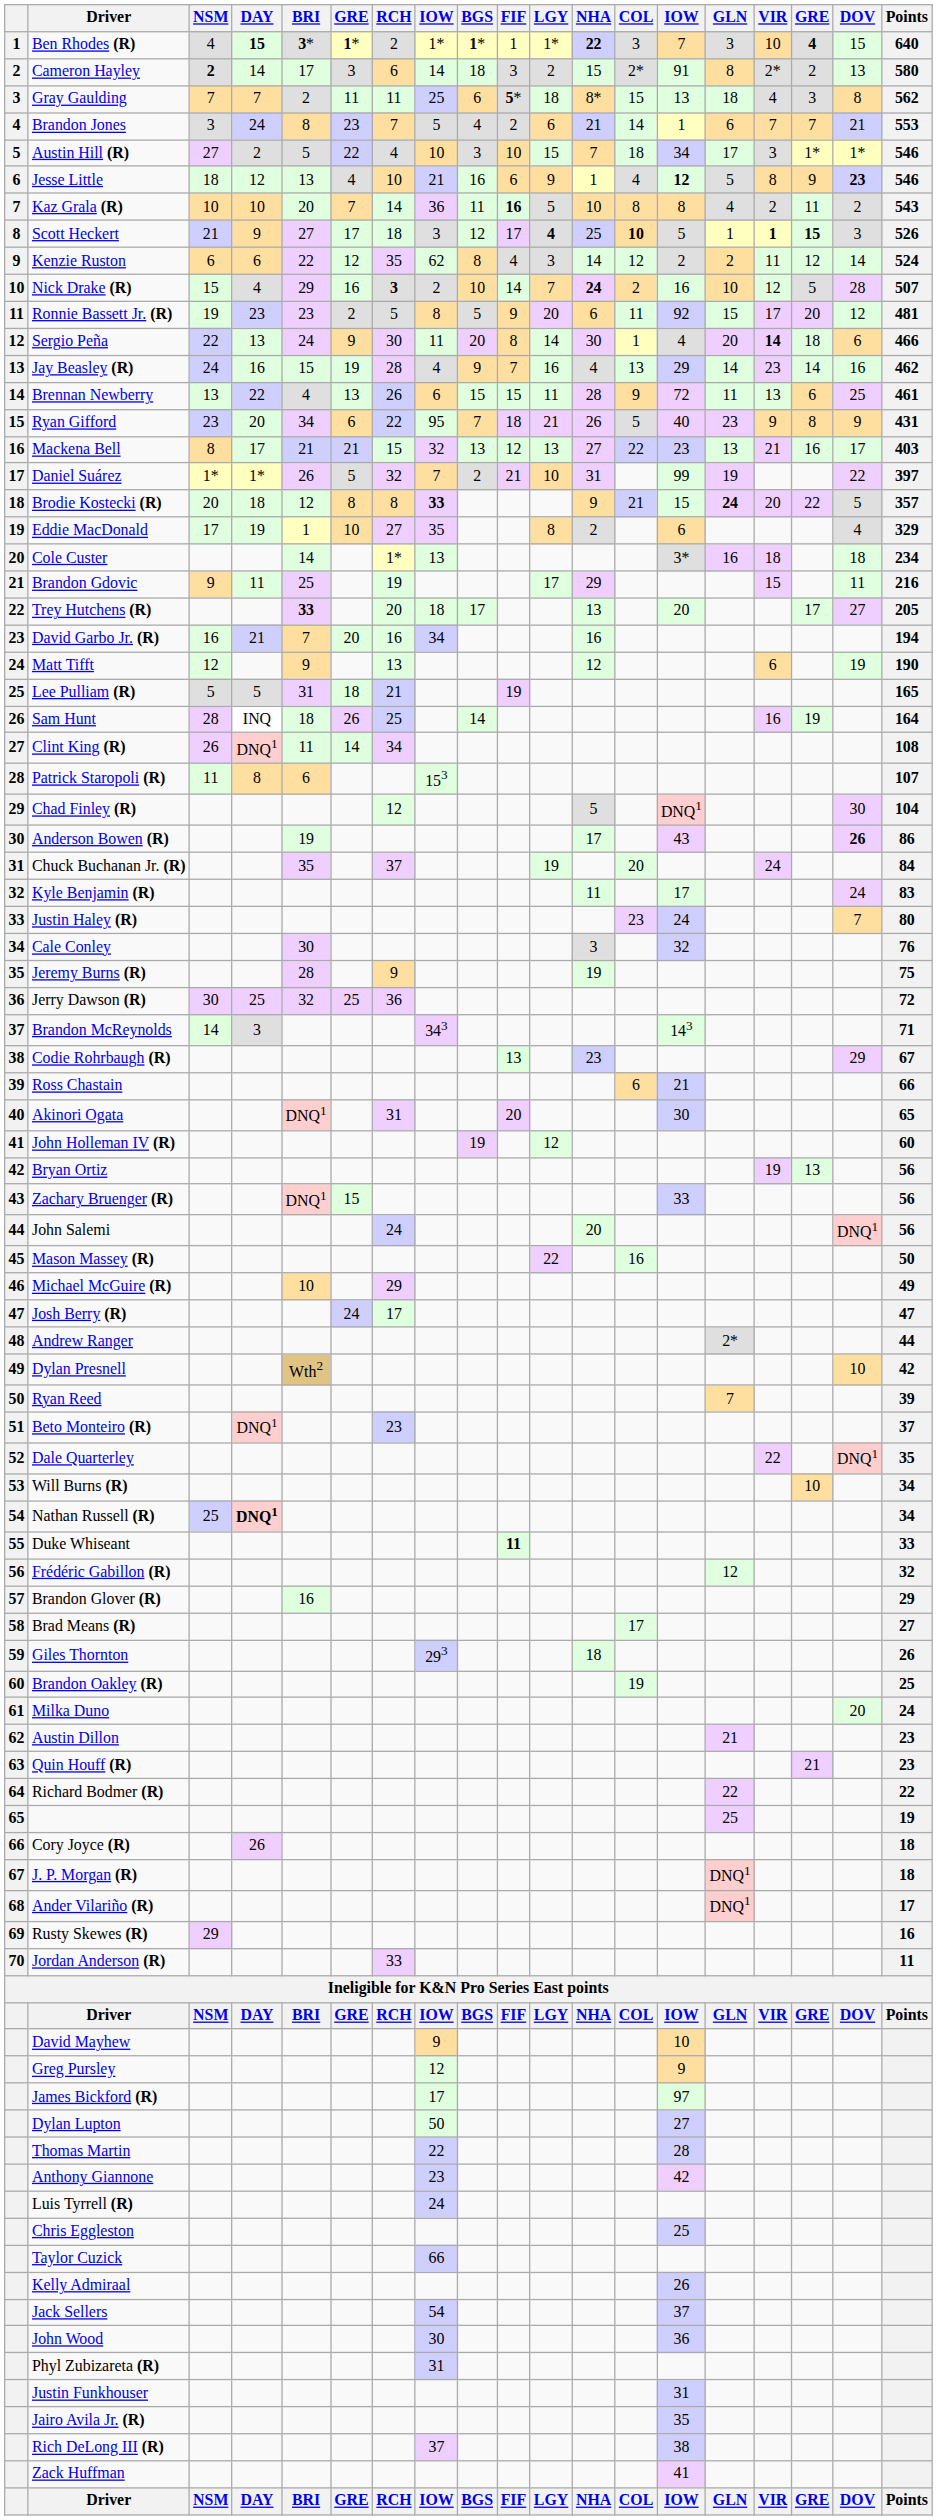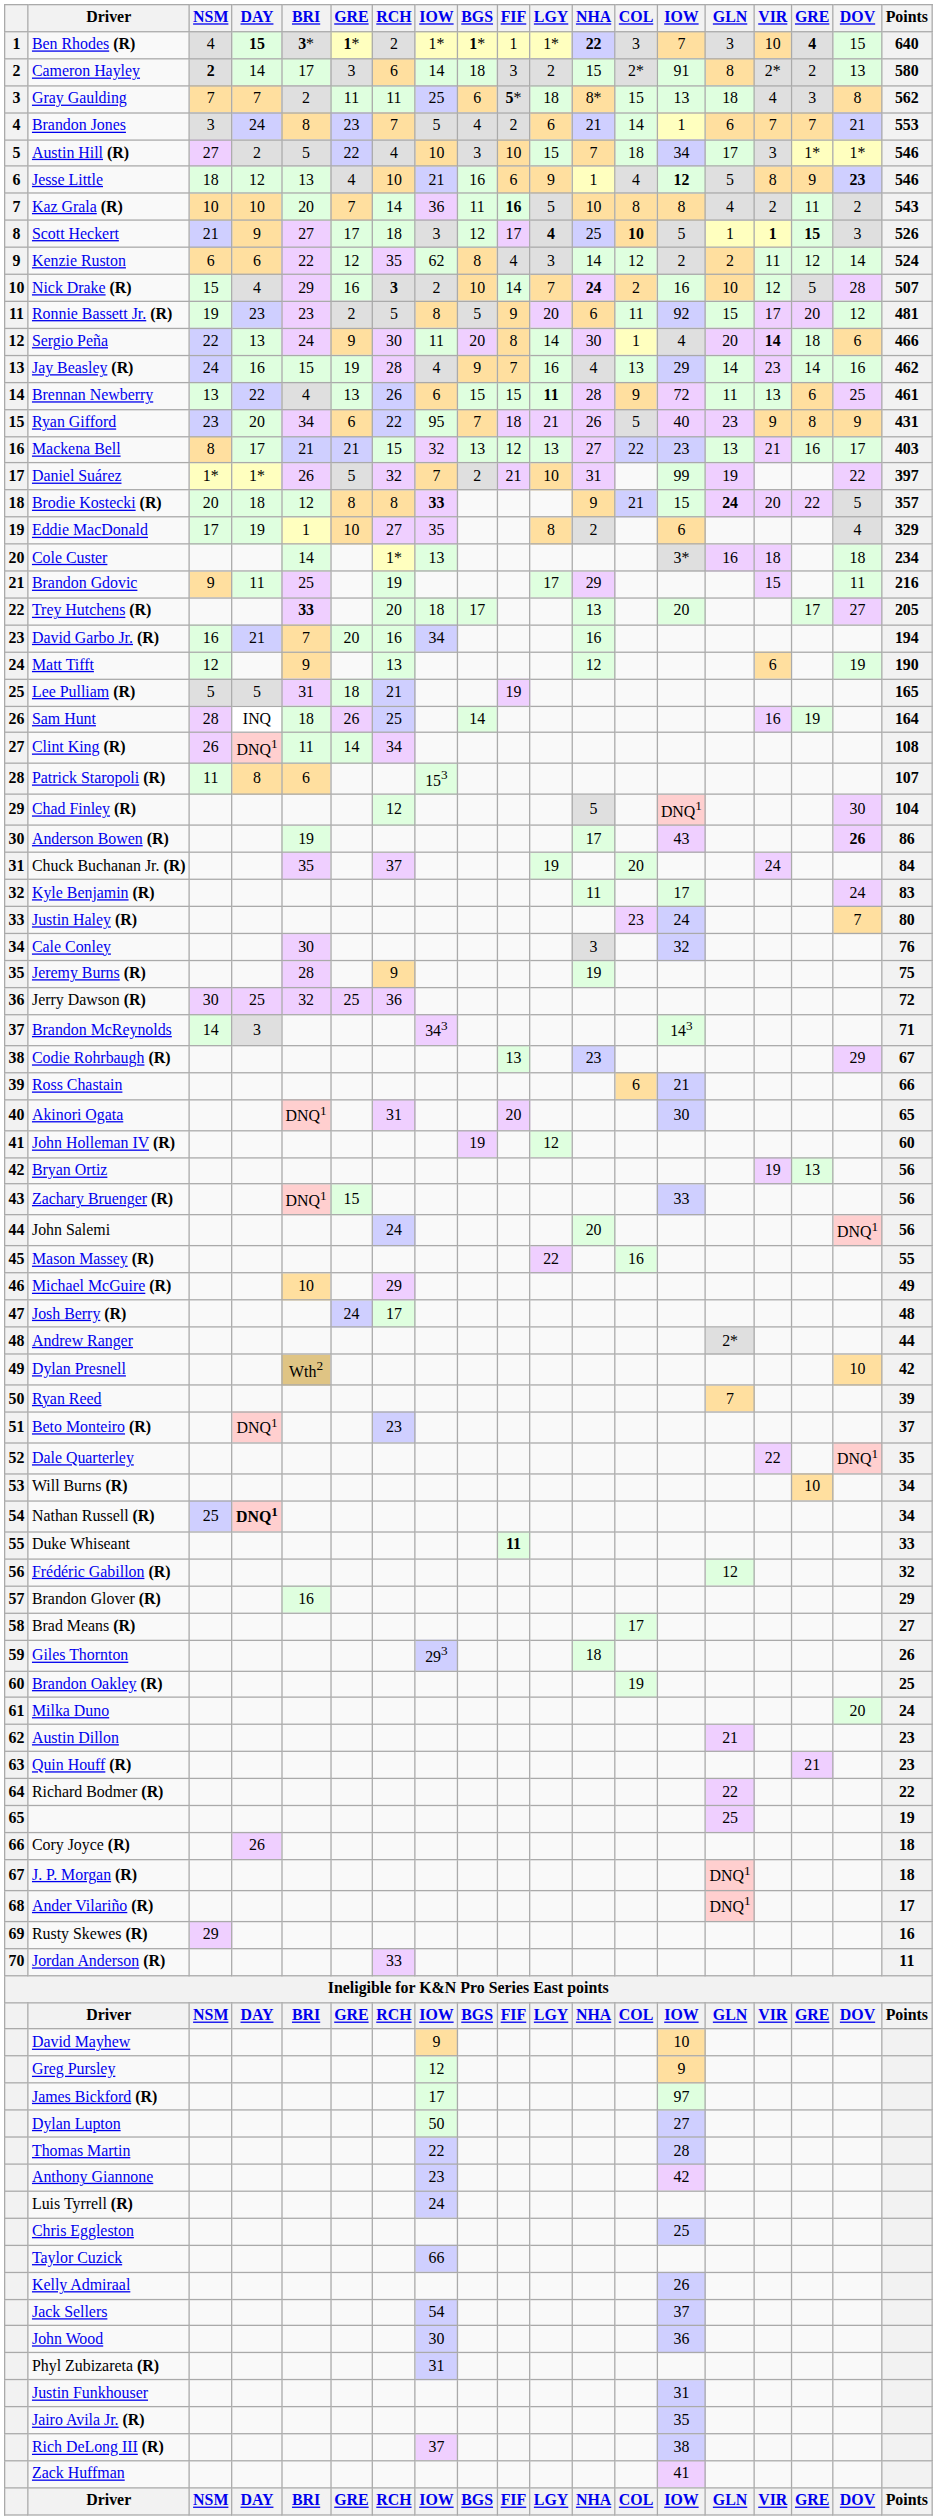(551, 395) normal -> (551, 395) bold
(907, 1259) 50 -> (907, 1259) 55
(907, 1313) 47 -> (907, 1313) 48
